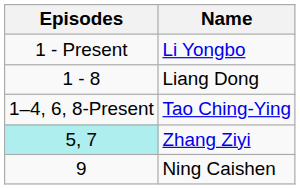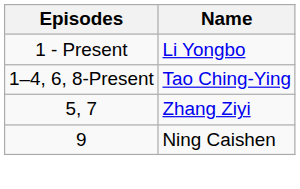- row: (211, 79)
(81, 139) paleturquoise background -> (81, 109) no background
